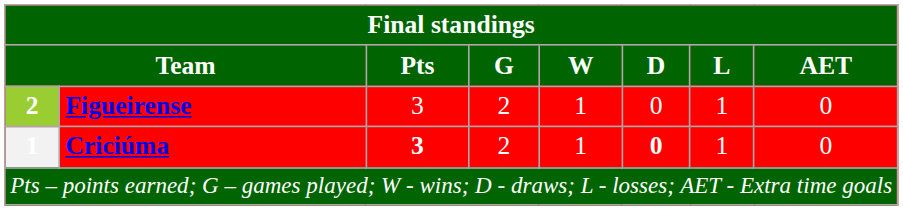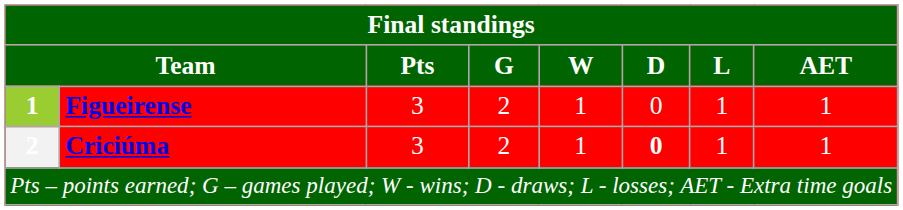(32, 106) 2 -> (32, 106) 1
(826, 106) 0 -> (826, 106) 1
(32, 146) 1 -> (32, 146) 2
(417, 146) bold -> (417, 146) normal
(826, 146) 0 -> (826, 146) 1
